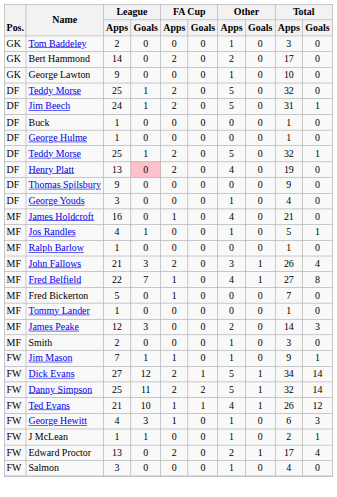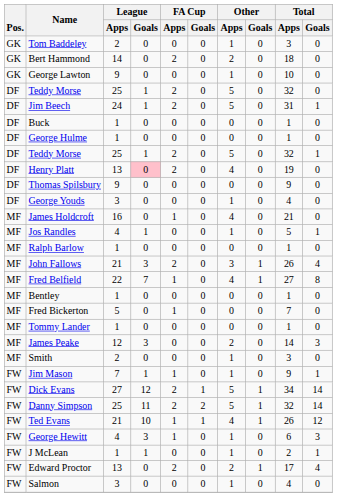(289, 59) 17 -> (289, 59) 18
+ row: (44, 295)
